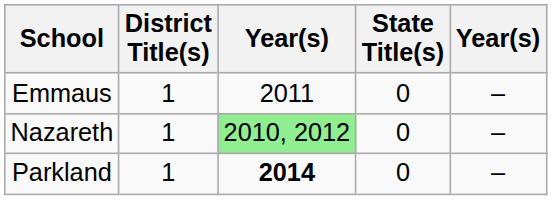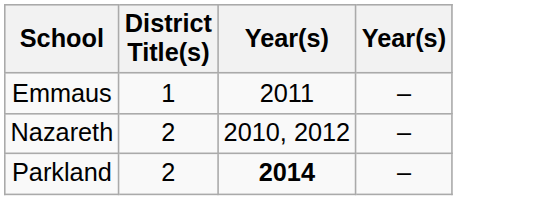- column: (403, 38)
(168, 133) 1 -> (168, 133) 2
(287, 133) lightgreen background -> (287, 133) no background
(168, 173) 1 -> (168, 173) 2
